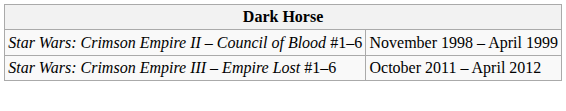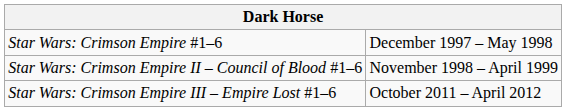+ row: (115, 42)
